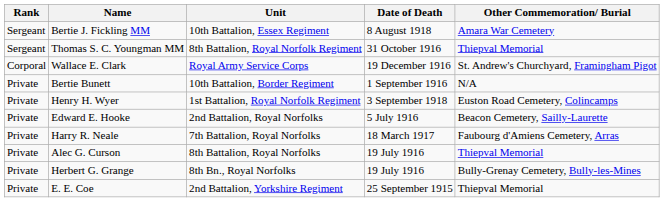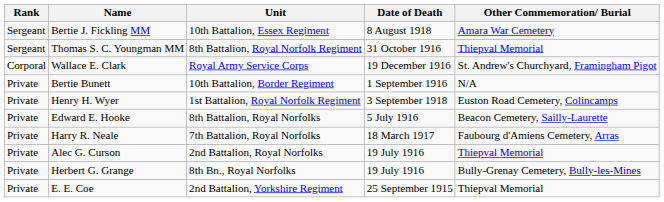(256, 118) 2nd Battalion, Royal Norfolks -> (255, 118) 8th Battalion, Royal Norfolks
(255, 153) 8th Battalion, Royal Norfolks -> (256, 153) 2nd Battalion, Royal Norfolks
